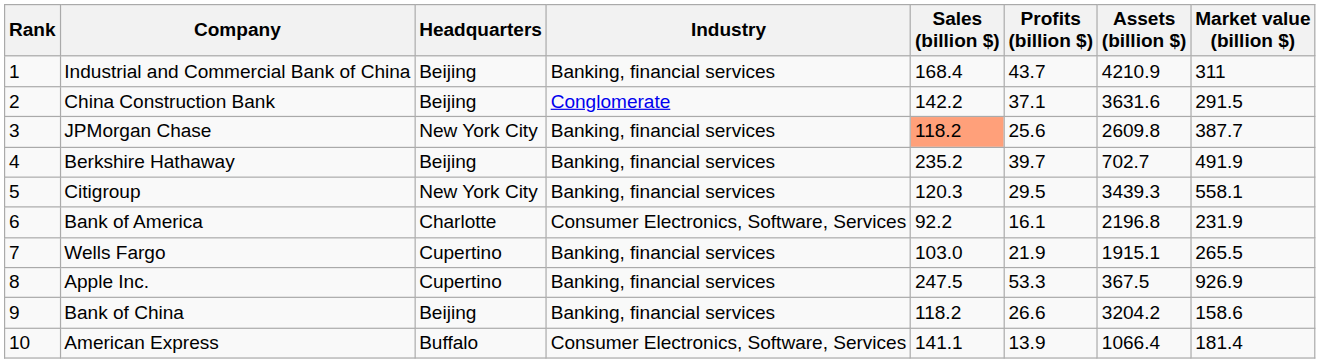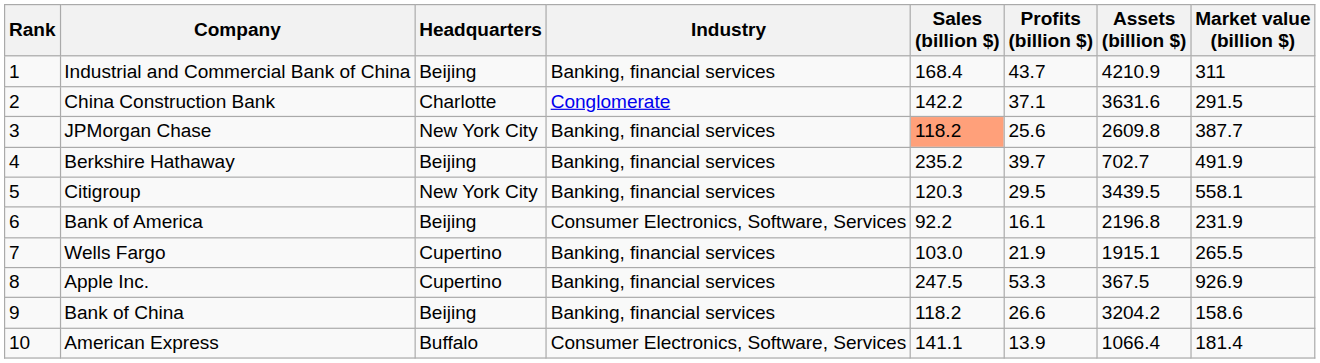(448, 101) Beijing -> (458, 101) Charlotte
(1131, 191) 3439.3 -> (1131, 191) 3439.5
(458, 222) Charlotte -> (448, 222) Beijing
